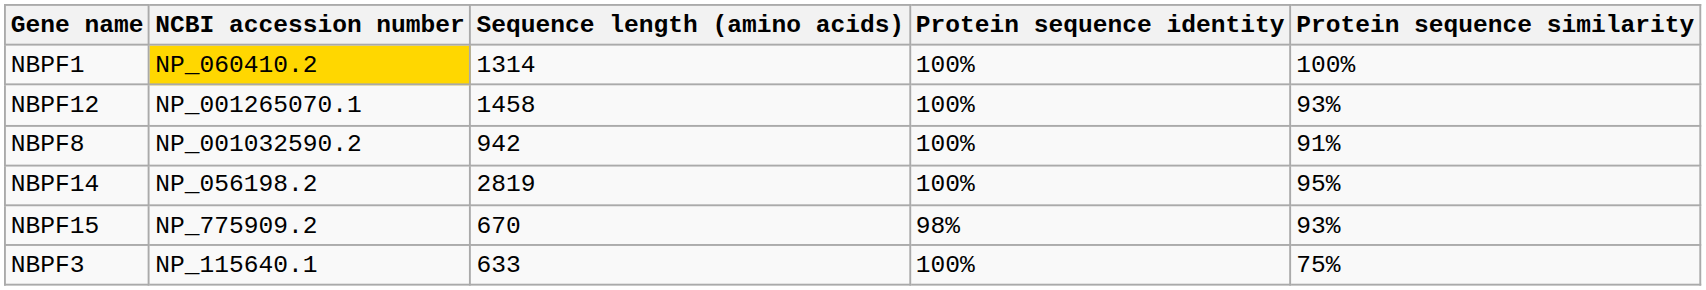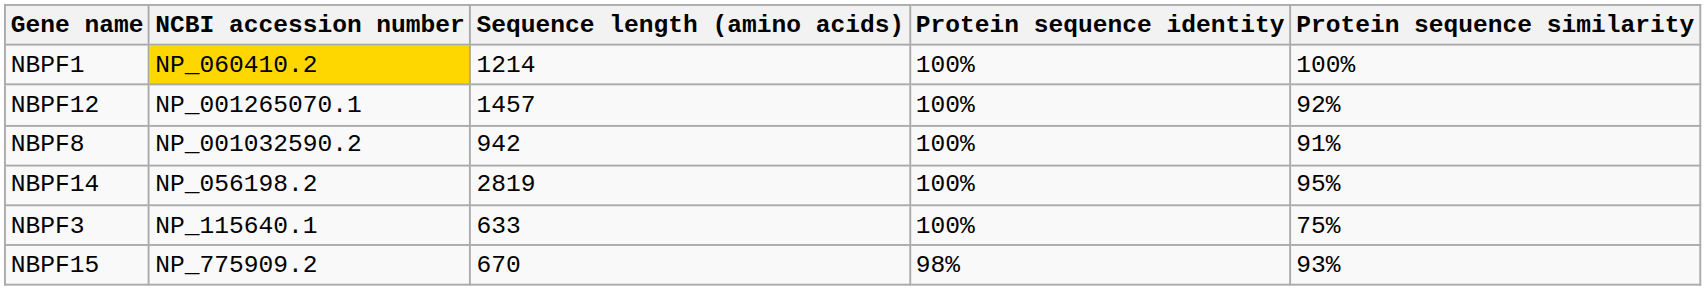(506, 65) 1314 -> (506, 65) 1214
(506, 105) 1458 -> (506, 105) 1457
(1318, 105) 93% -> (1318, 105) 92%
rows swapped: (55, 225) <-> (48, 265)
